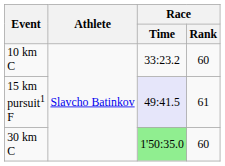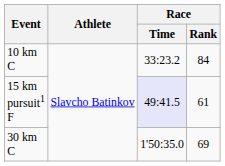(203, 60) 60 -> (203, 60) 84
(162, 144) lightgreen background -> (162, 144) no background
(203, 144) 60 -> (203, 144) 69
